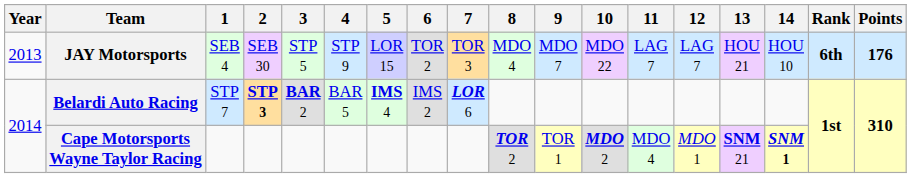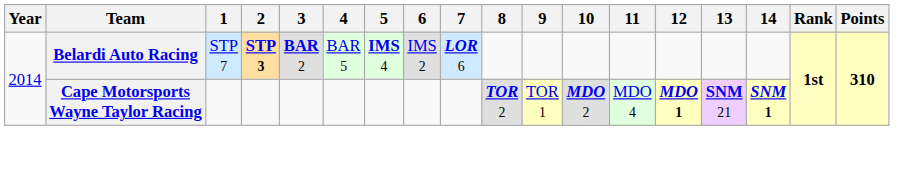- row: (125, 55)
(697, 149) normal -> (679, 102) bold
